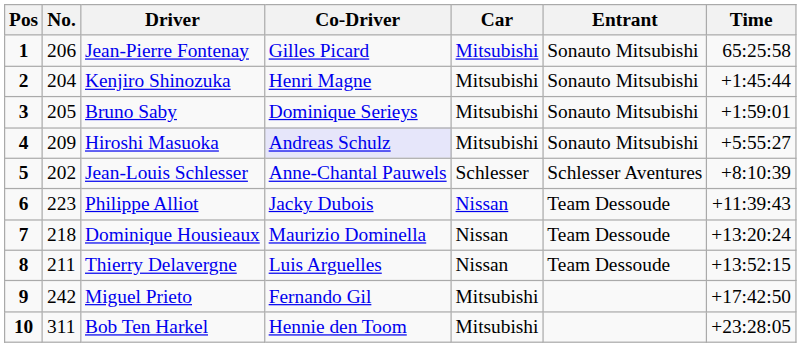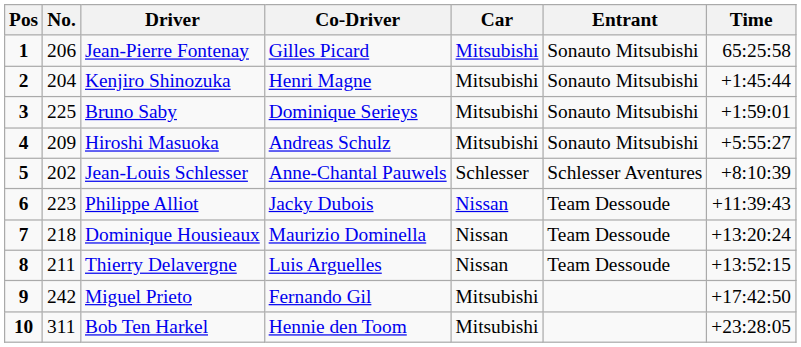(62, 111) 205 -> (62, 111) 225
(330, 142) lavender background -> (330, 142) no background
